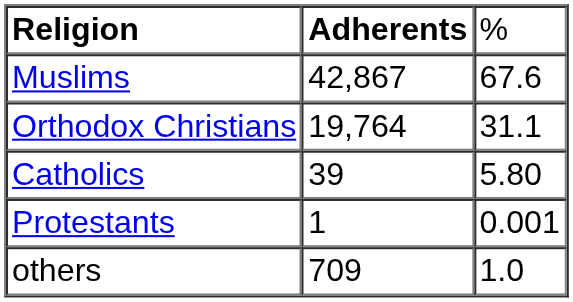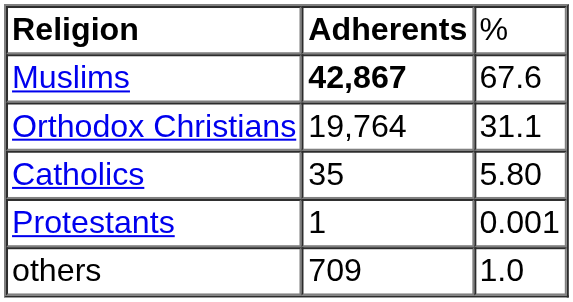(357, 77) normal -> (357, 77) bold
(326, 174) 39 -> (326, 174) 35
